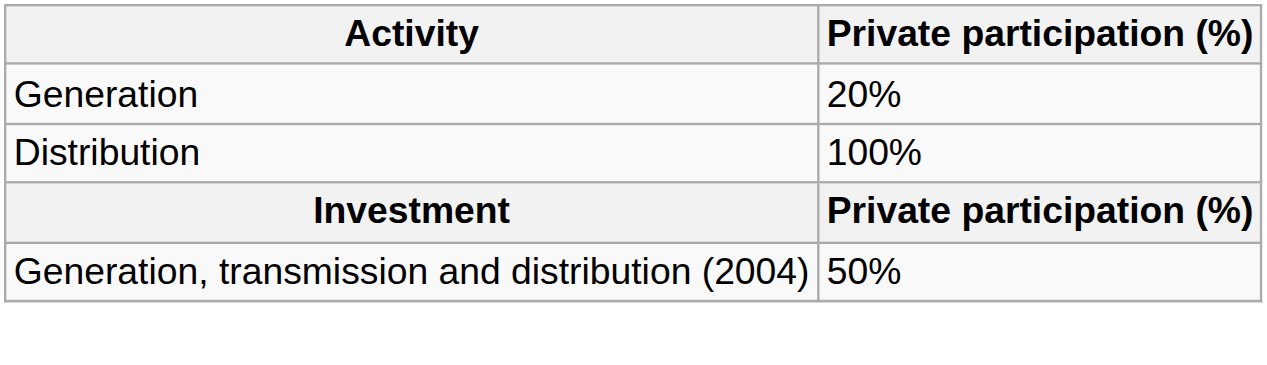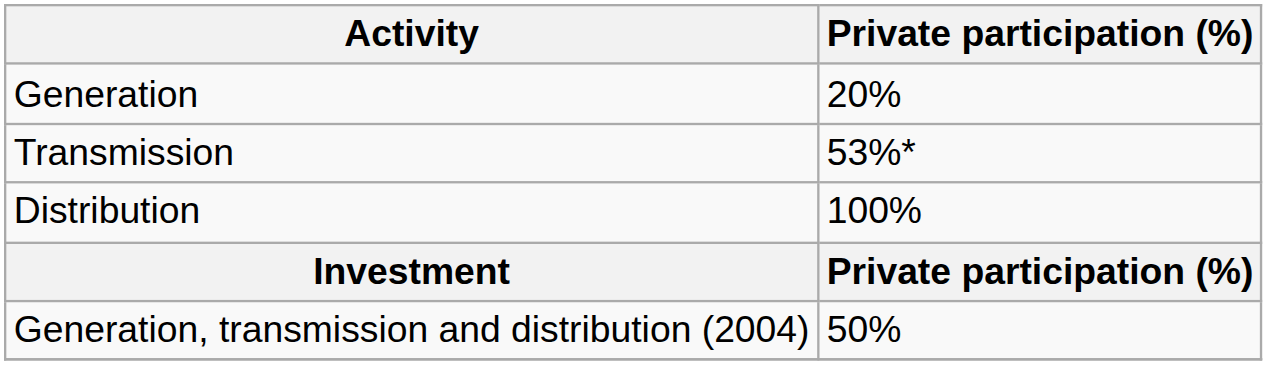+ row: (124, 152)
